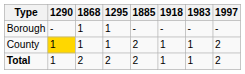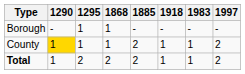columns swapped: (117, 12) <-> (89, 12)
